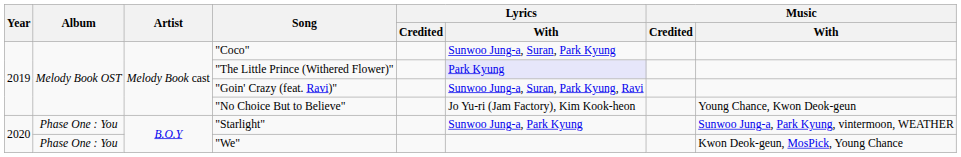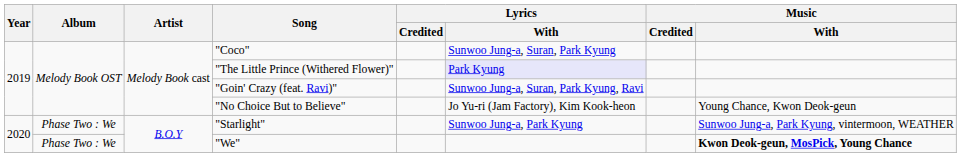(79, 124) Phase One : You -> (79, 124) Phase Two : We
(79, 143) Phase One : You -> (79, 143) Phase Two : We
(801, 143) normal -> (805, 143) bold
